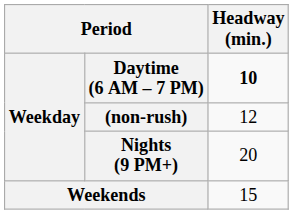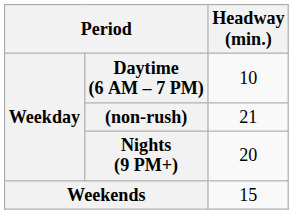(248, 78) bold -> (248, 78) normal
(248, 116) 12 -> (248, 116) 21
